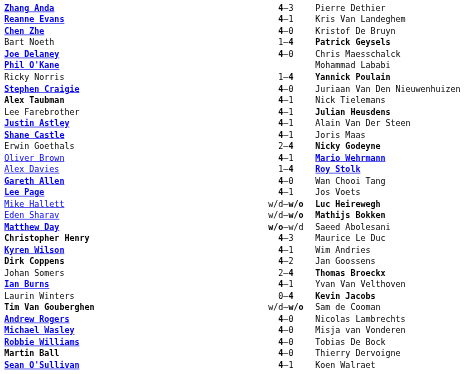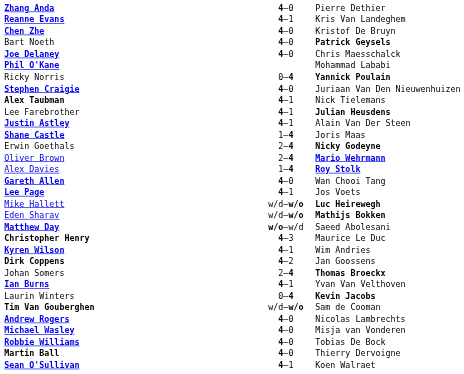(286, 8) 4–3 -> (286, 8) 4–0
(286, 43) 1–4 -> (286, 43) 4–0
(286, 77) 1–4 -> (286, 77) 0–4
(286, 135) 4–1 -> (286, 135) 1–4
(286, 158) 4–1 -> (286, 158) 2–4
